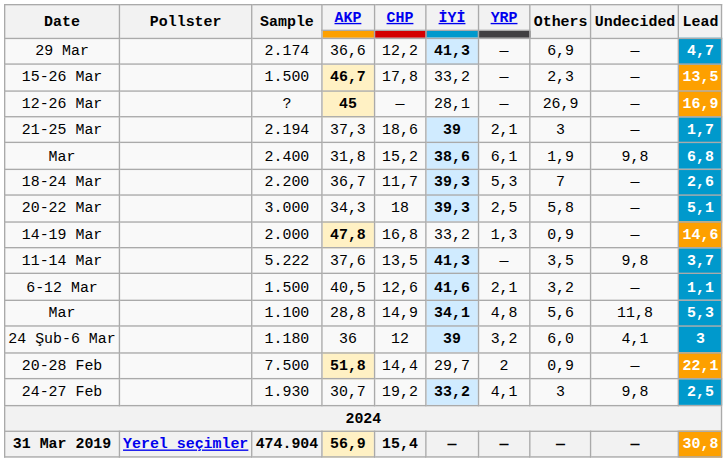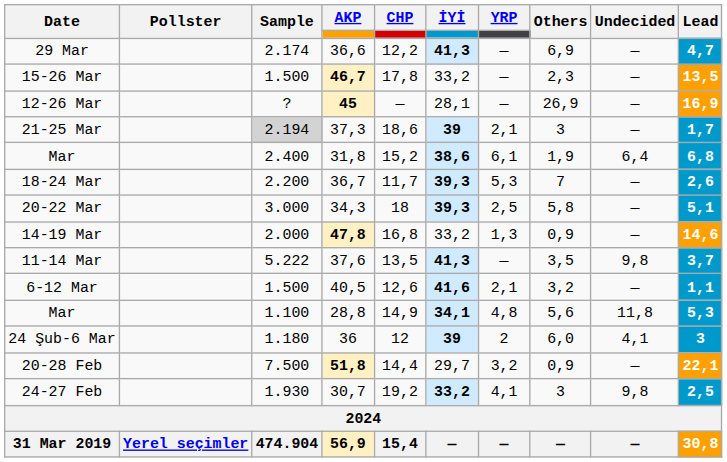(287, 130) no background -> (287, 130) lightgrey background
(635, 156) 9,8 -> (635, 156) 6,4
(504, 340) 3,2 -> (504, 340) 2
(504, 366) 2 -> (504, 366) 3,2
